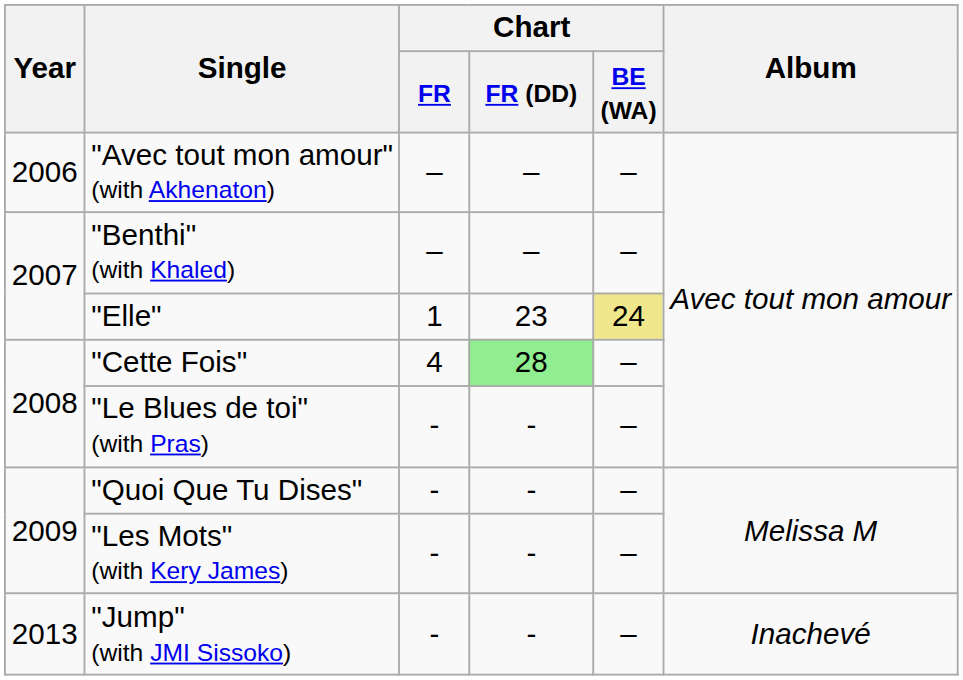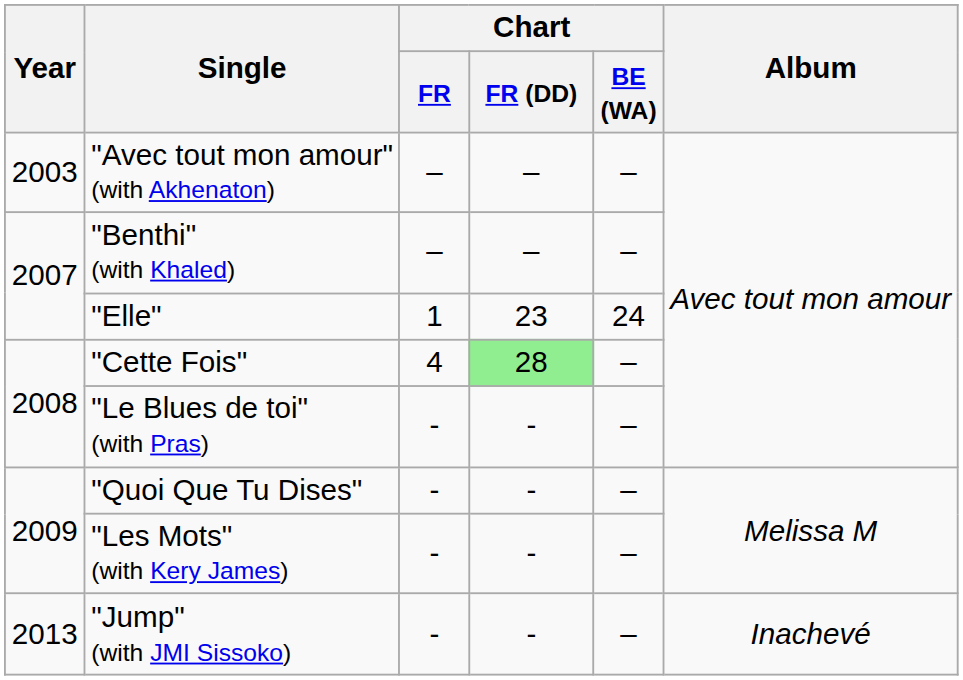(45, 171) 2006 -> (45, 171) 2003
(629, 315) khaki background -> (629, 315) no background
